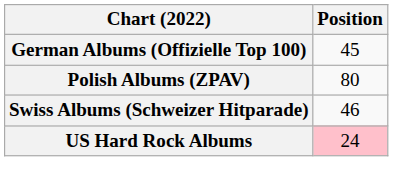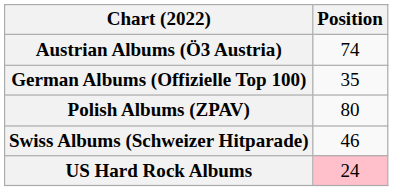+ row: (159, 49)
(350, 49) 45 -> (350, 79) 35
